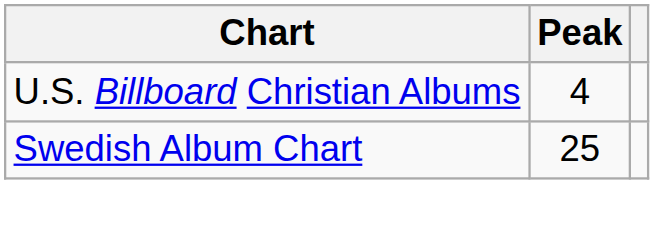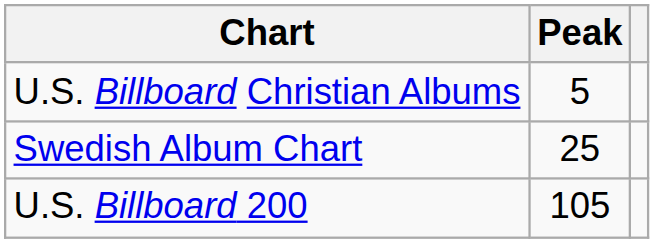(580, 91) 4 -> (580, 91) 5
+ row: (161, 206)
